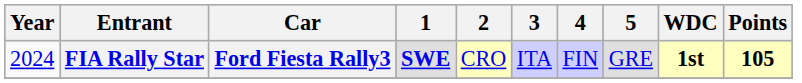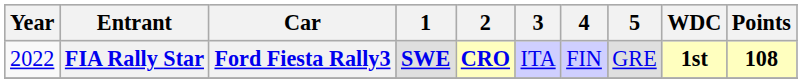(32, 58) 2024 -> (32, 58) 2022
(484, 58) normal -> (485, 58) bold
(758, 58) 105 -> (761, 58) 108
